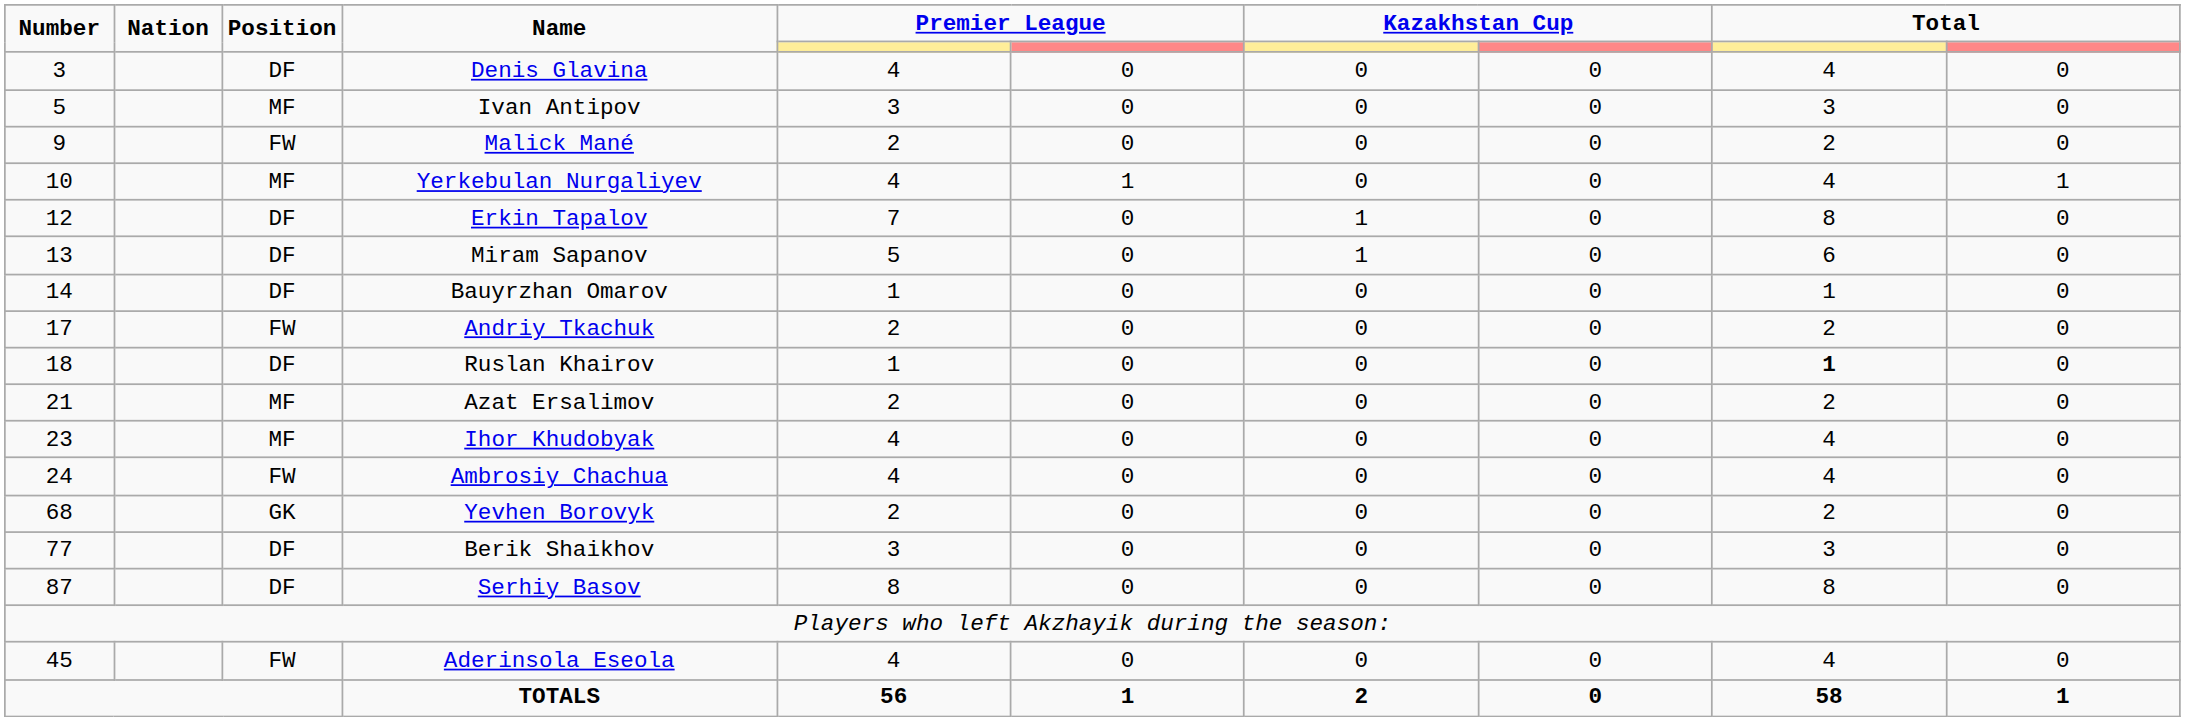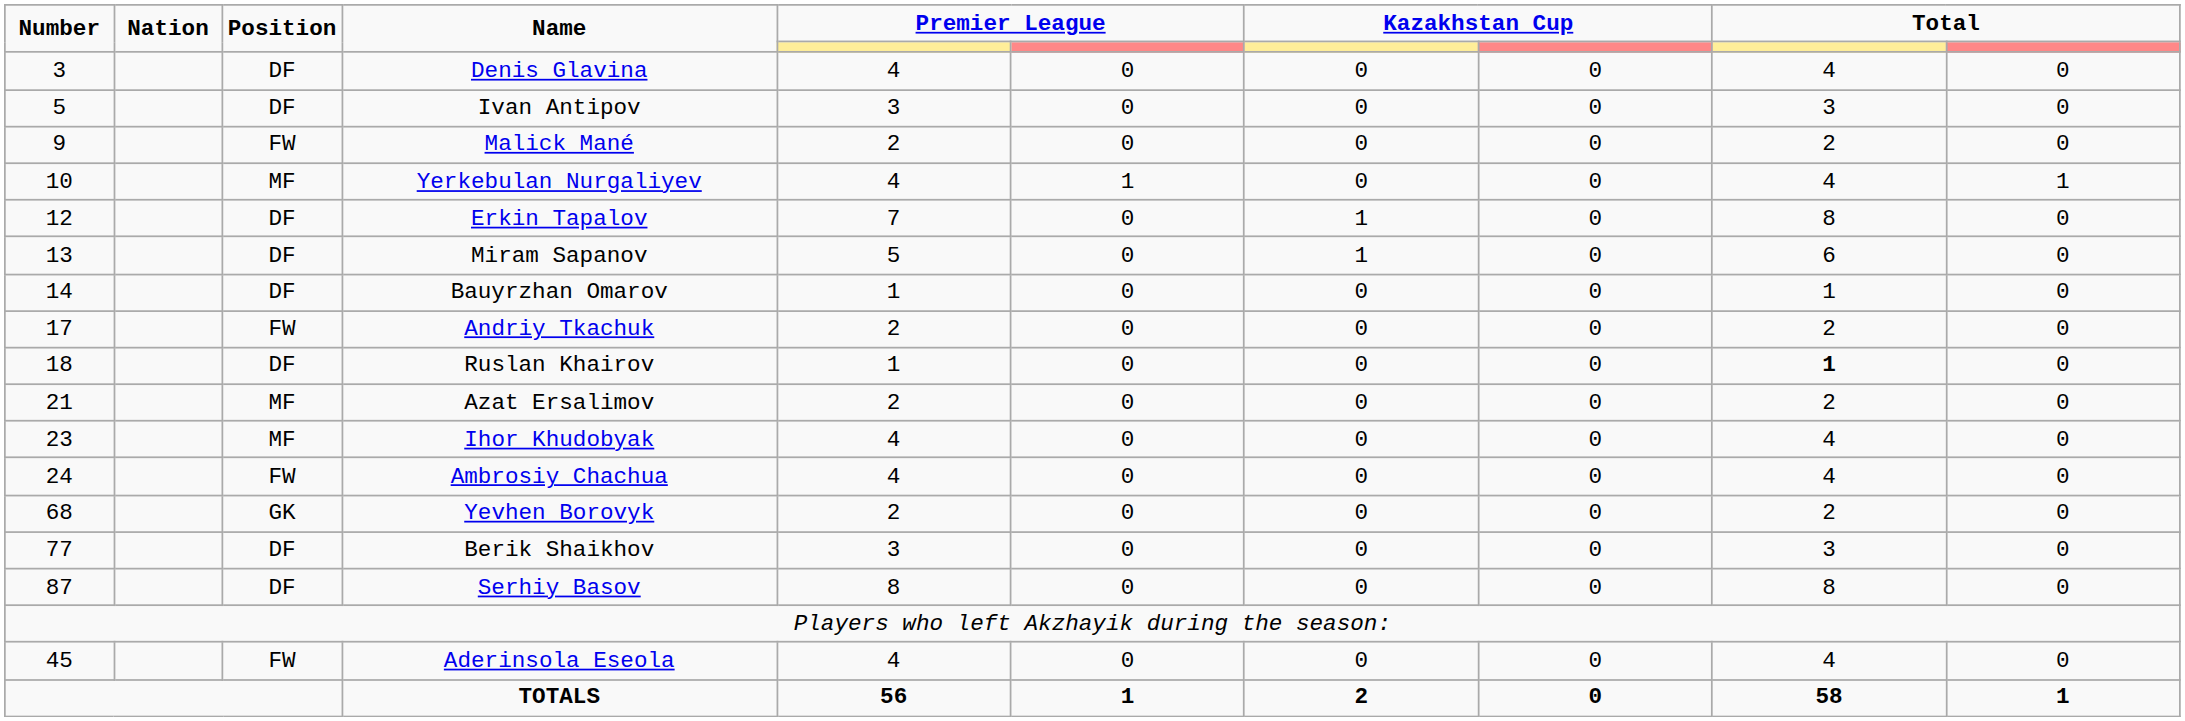(282, 108) MF -> (282, 108) DF
